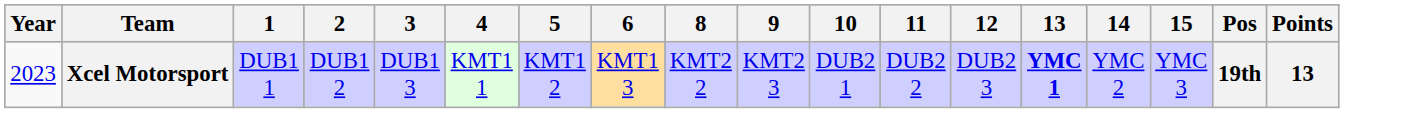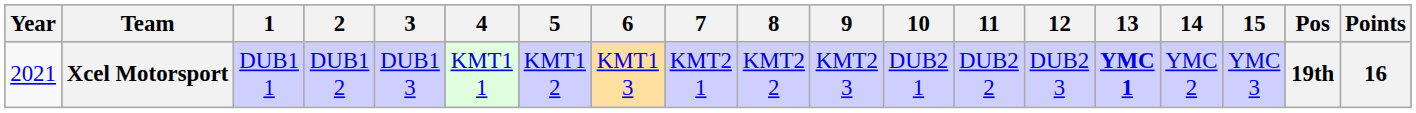+ column: (701, 22)
(33, 74) 2023 -> (33, 74) 2021
(1303, 74) 13 -> (1376, 74) 16
